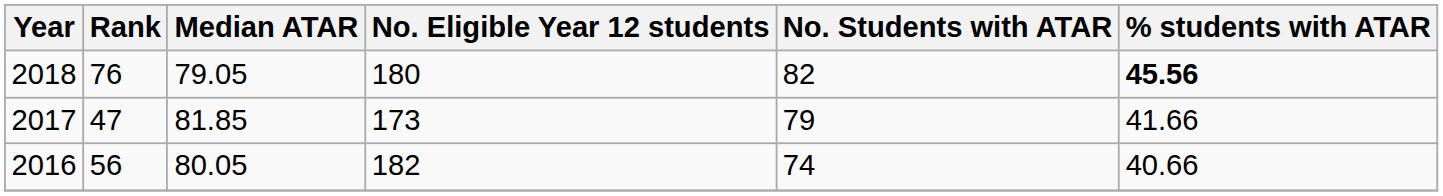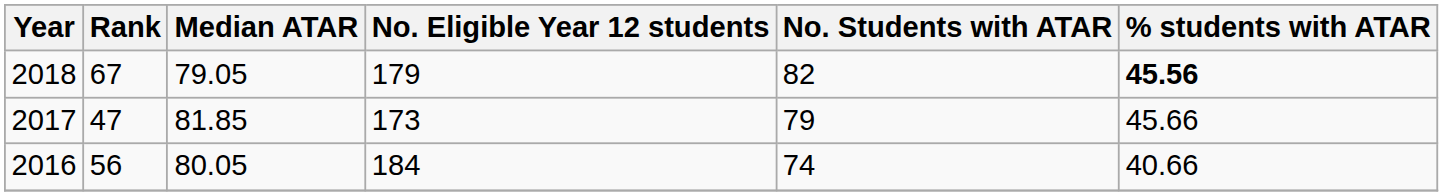(106, 73) 76 -> (106, 73) 67
(396, 73) 180 -> (396, 73) 179
(1162, 119) 41.66 -> (1162, 119) 45.66
(396, 166) 182 -> (396, 166) 184
